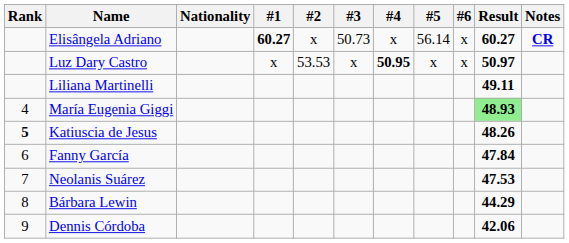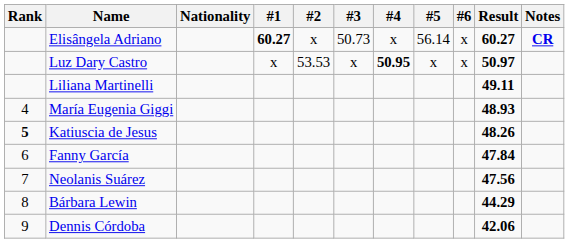(498, 109) lightgreen background -> (498, 109) no background
(498, 179) 47.53 -> (498, 179) 47.56
